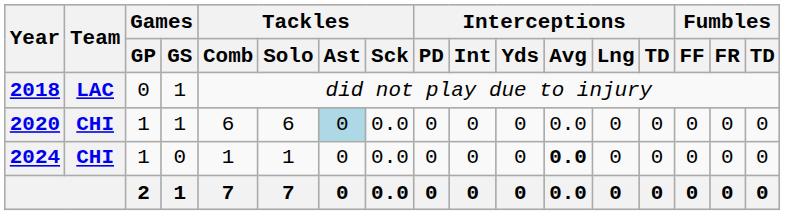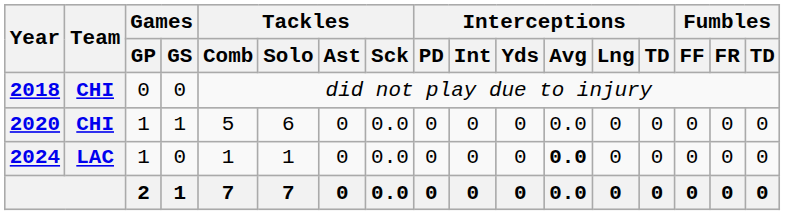(95, 90) LAC -> (95, 90) CHI
(180, 90) 1 -> (180, 90) 0
(228, 124) 6 -> (228, 124) 5
(342, 124) lightblue background -> (342, 124) no background
(95, 158) CHI -> (95, 158) LAC
